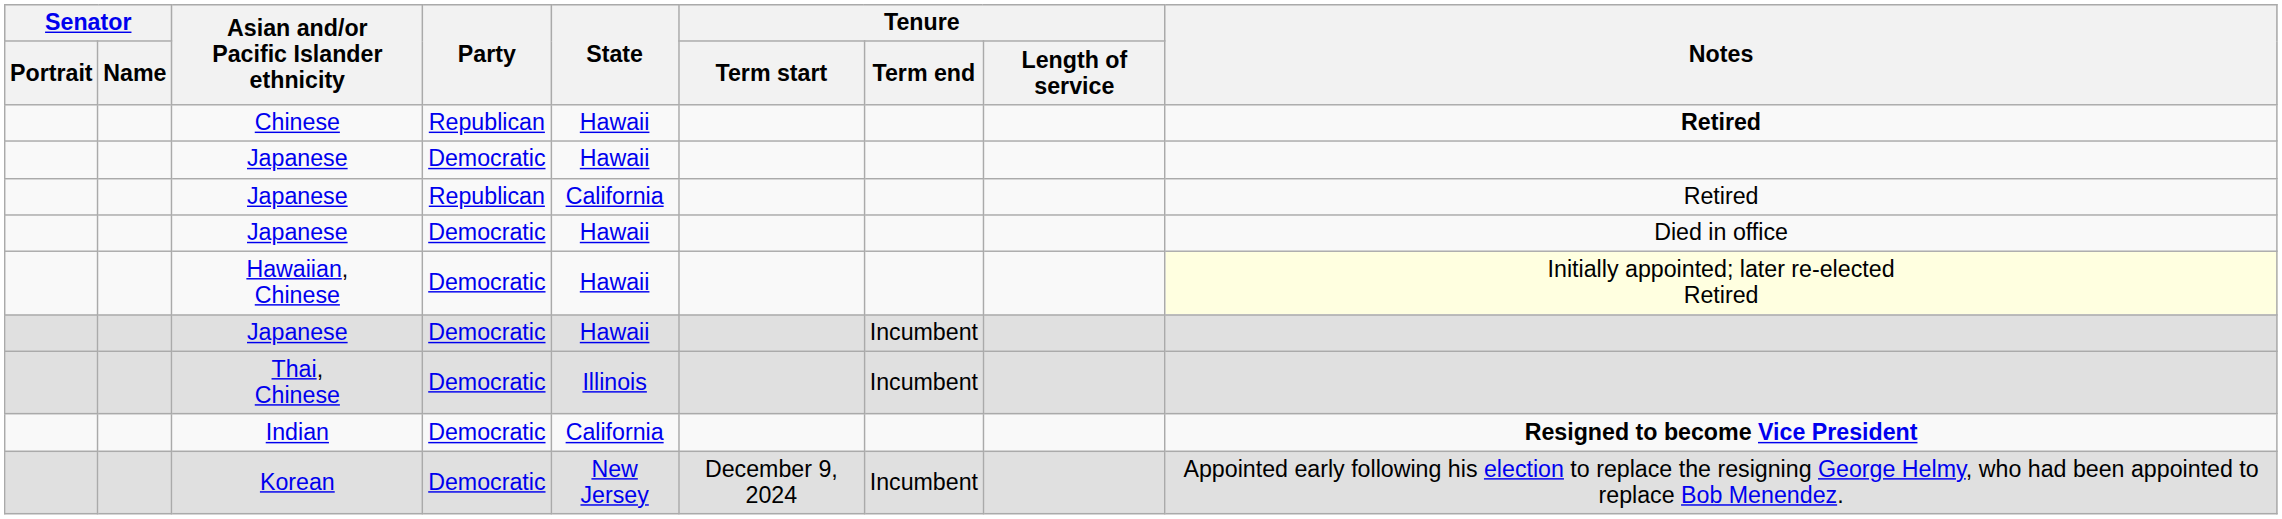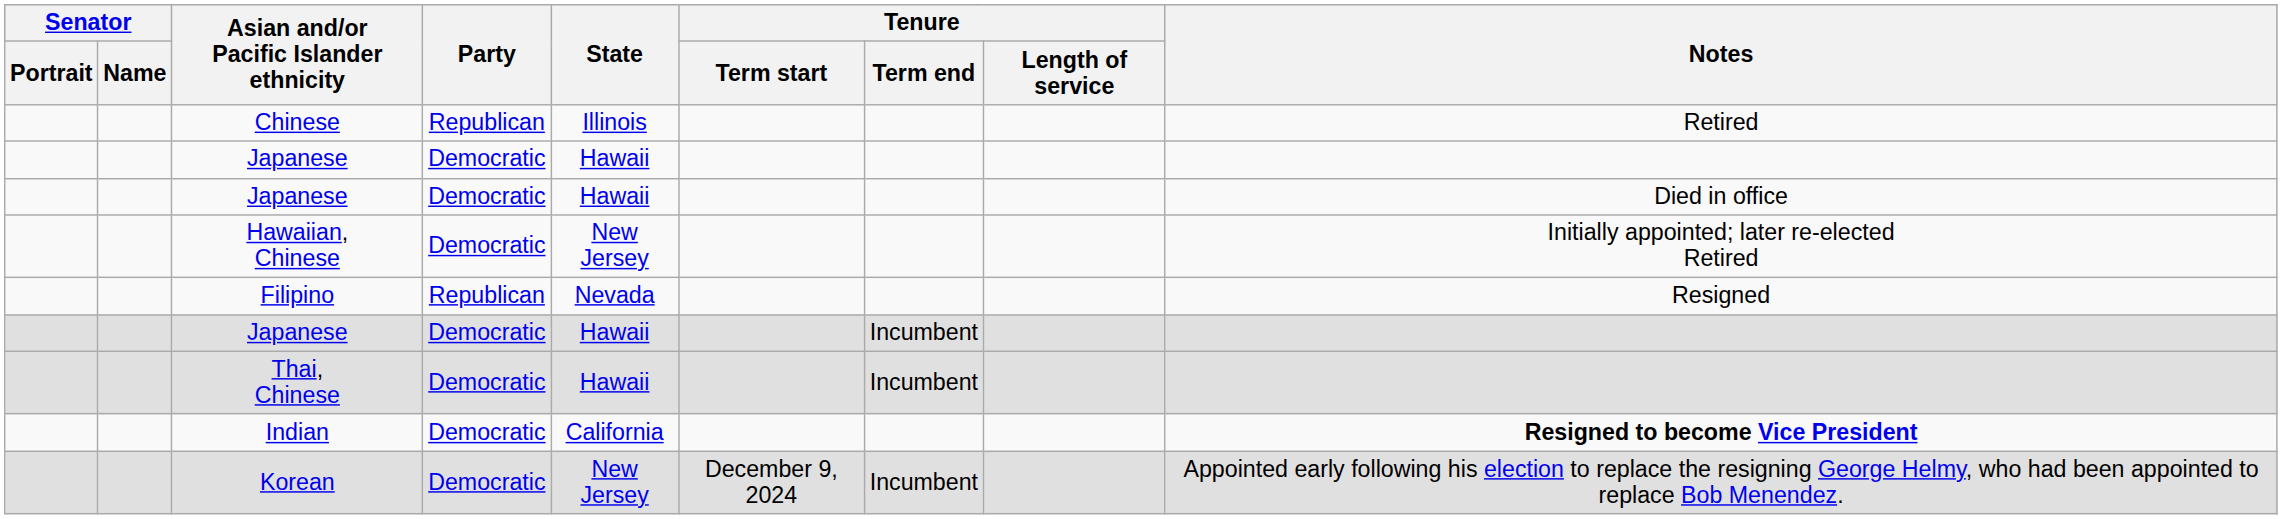(615, 122) Hawaii -> (615, 122) Illinois
(1721, 122) bold -> (1721, 122) normal
- row: (297, 196)
(615, 282) Hawaii -> (615, 246) New Jersey
(1721, 282) lightyellow background -> (1721, 246) no background
+ row: (297, 295)
(615, 382) Illinois -> (615, 382) Hawaii
